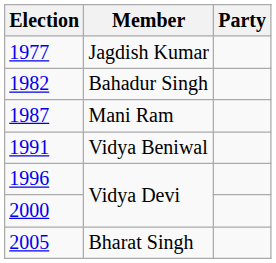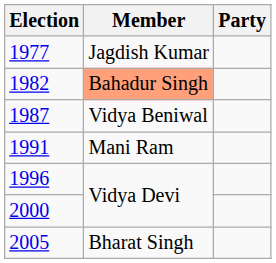(148, 83) no background -> (148, 83) lightsalmon background
(131, 115) Mani Ram -> (148, 115) Vidya Beniwal
(148, 147) Vidya Beniwal -> (131, 147) Mani Ram
